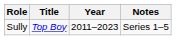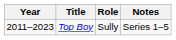columns swapped: (95, 12) <-> (17, 12)
